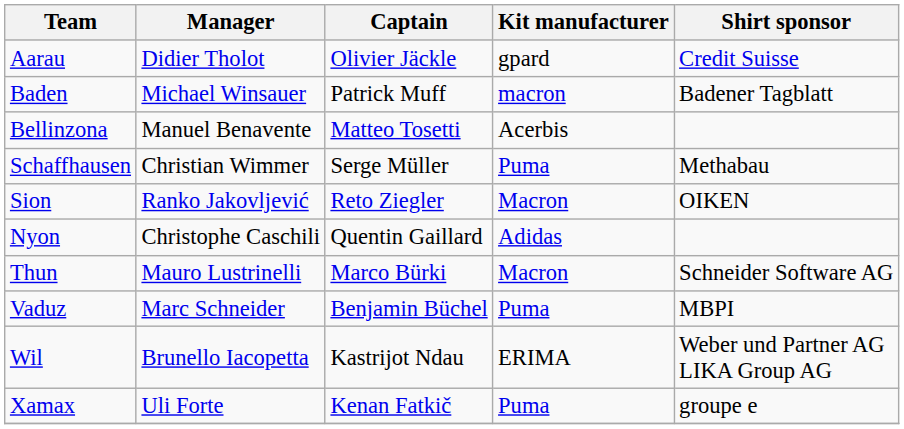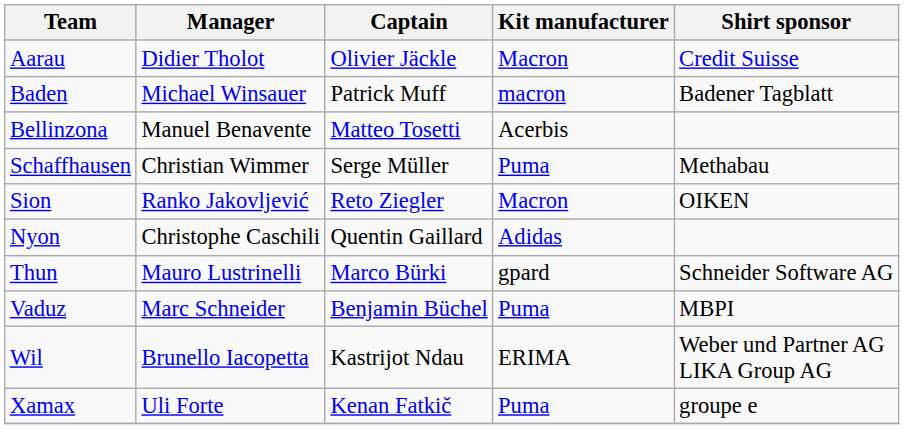(524, 58) gpard -> (533, 58) Macron
(533, 272) Macron -> (524, 272) gpard
